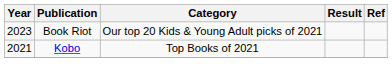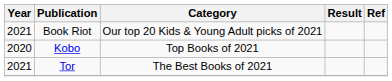(19, 31) 2023 -> (19, 31) 2021
(19, 48) 2021 -> (19, 48) 2020
+ row: (67, 66)
